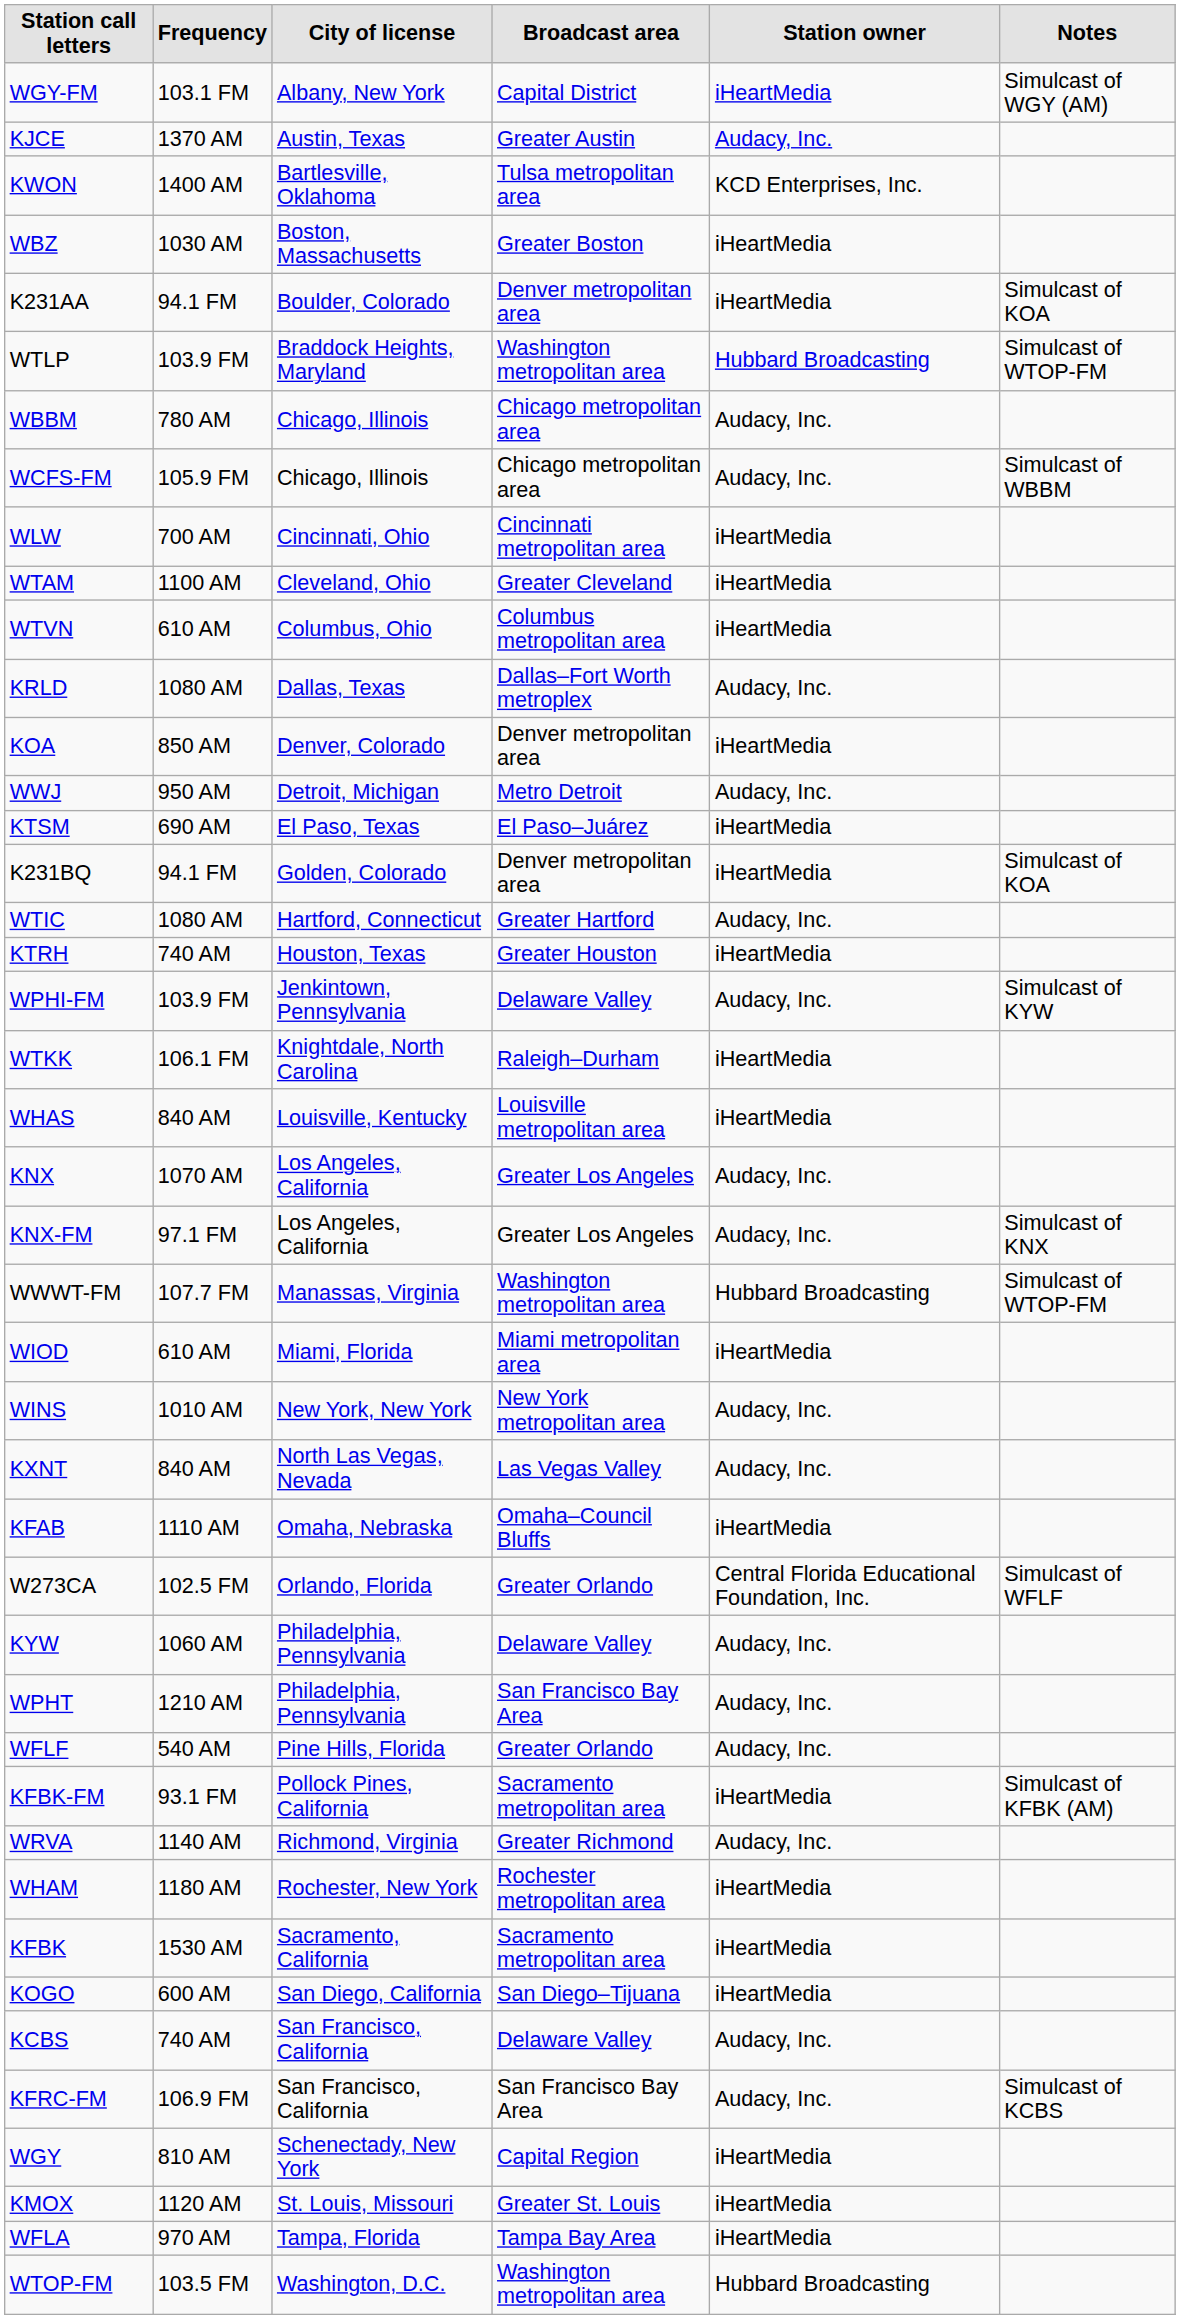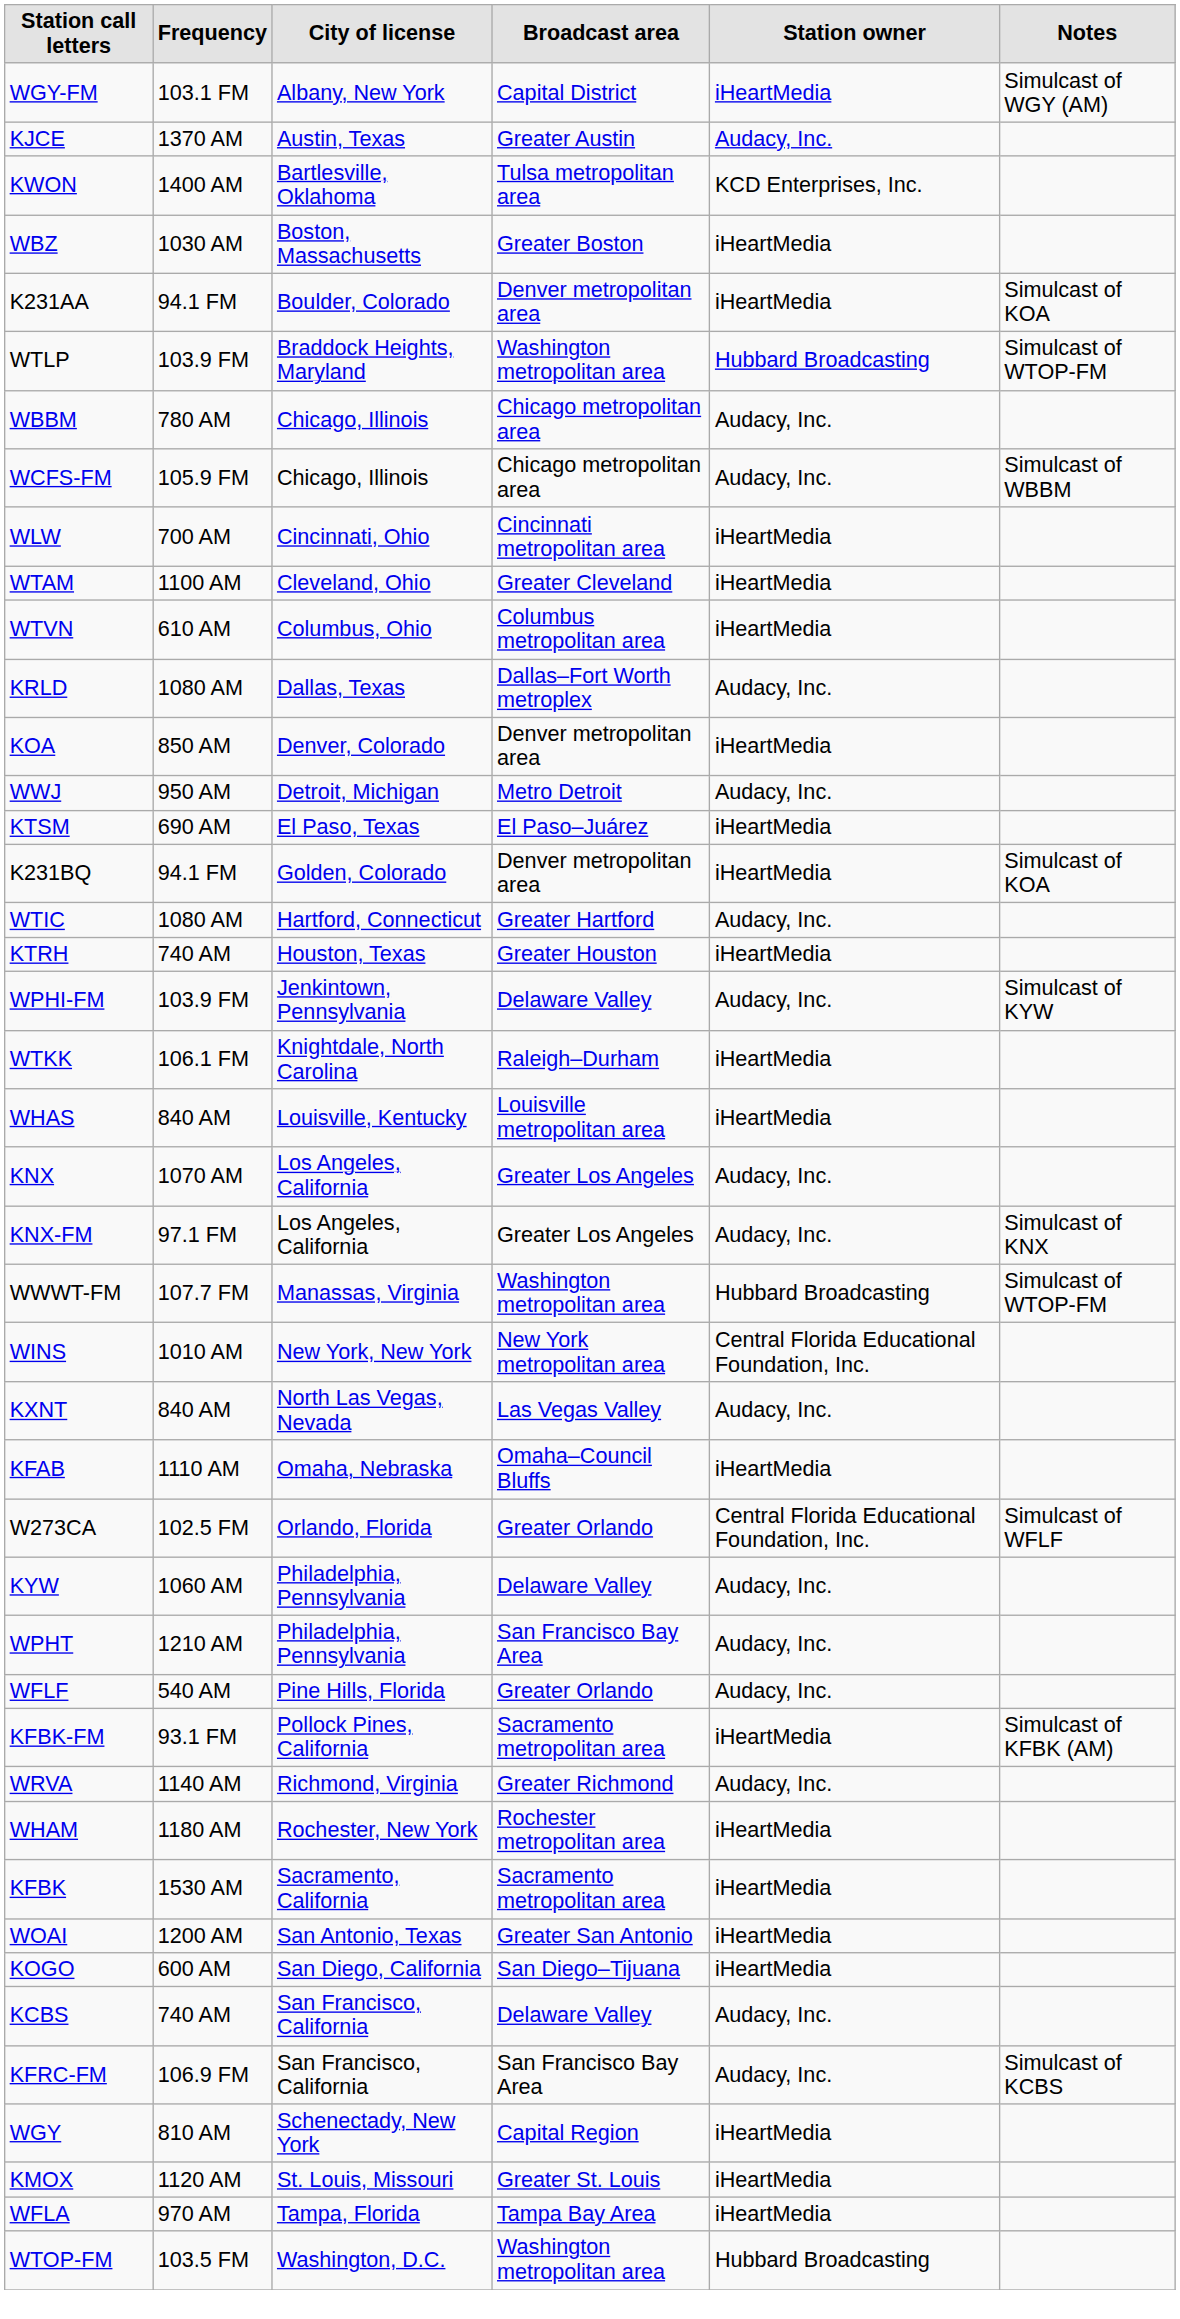- row: (39, 1351)
(774, 1410) Audacy, Inc. -> (845, 1351) Central Florida Educational Foundation, Inc.
+ row: (38, 1935)
